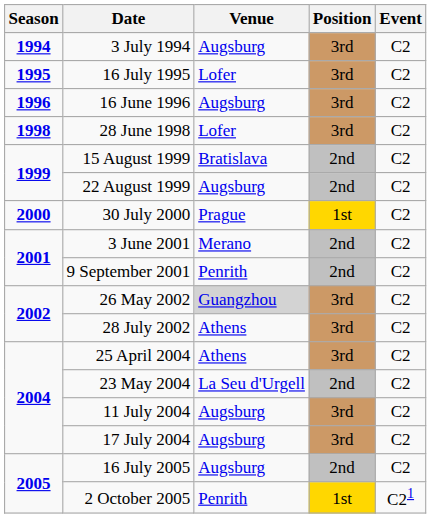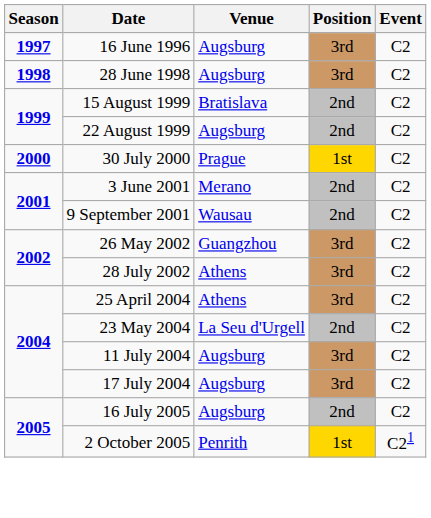- row: (151, 46)
- row: (146, 74)
(34, 102) 1996 -> (34, 46) 1997
(217, 131) Lofer -> (232, 74) Augsburg
(223, 271) Penrith -> (225, 215) Wausau
(237, 299) lightgrey background -> (237, 243) no background
